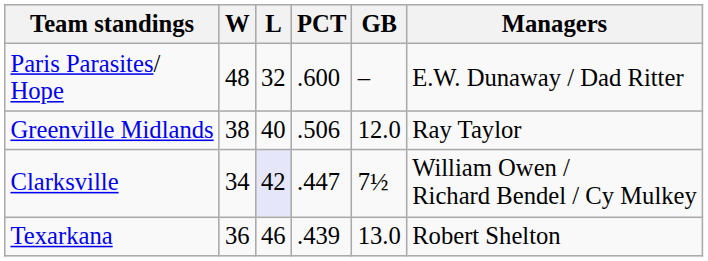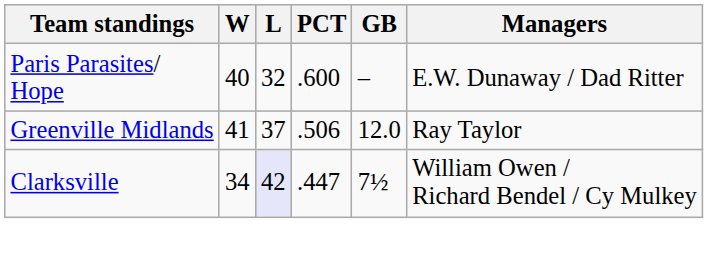(237, 76) 48 -> (237, 76) 40
(237, 129) 38 -> (237, 129) 41
(273, 129) 40 -> (273, 129) 37
- row: (62, 235)
